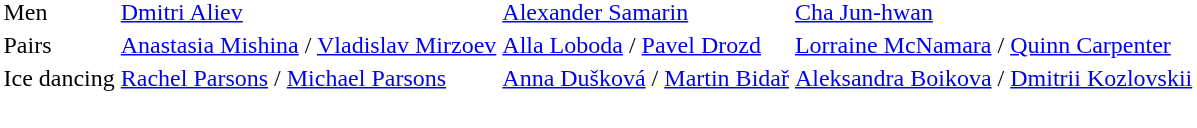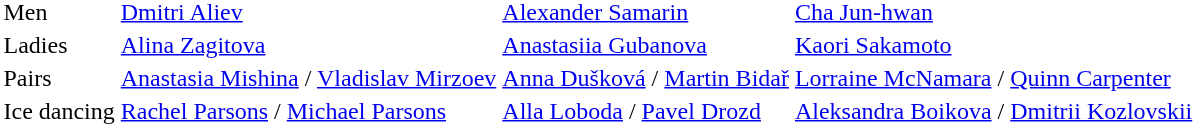+ row: (35, 44)
(632, 44) Alla Loboda / Pavel Drozd -> (646, 77) Anna Dušková / Martin Bidař
(646, 77) Anna Dušková / Martin Bidař -> (632, 110) Alla Loboda / Pavel Drozd
